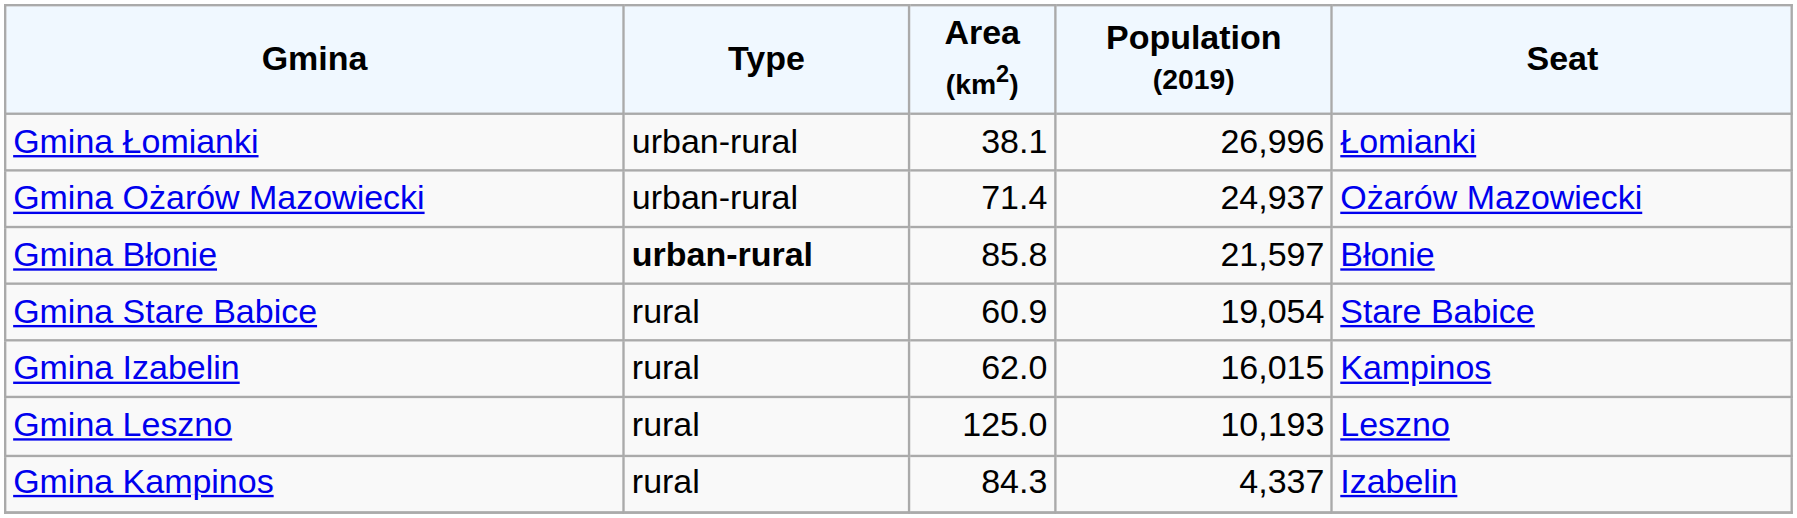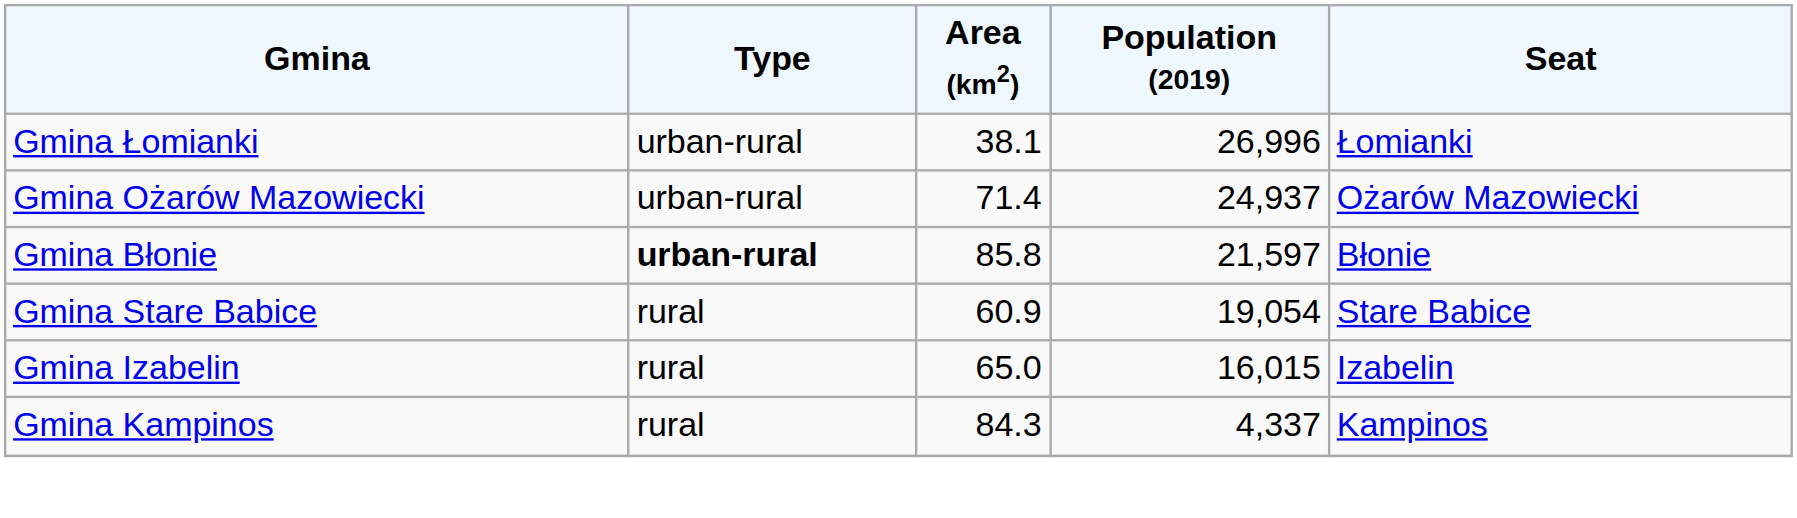(1014, 369) 62.0 -> (1009, 369) 65.0
(1416, 369) Kampinos -> (1395, 369) Izabelin
- row: (123, 425)
(1399, 482) Izabelin -> (1412, 425) Kampinos
